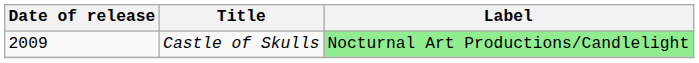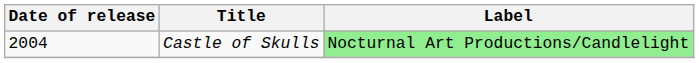(28, 44) 2009 -> (28, 44) 2004
